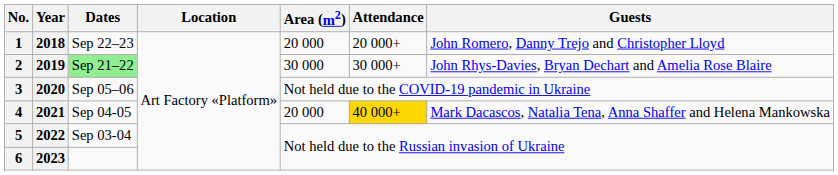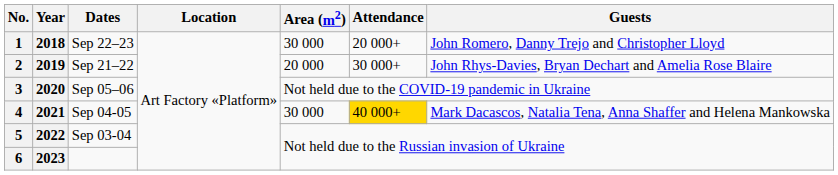(304, 43) 20 000 -> (304, 43) 30 000
(103, 66) lightgreen background -> (103, 66) no background
(304, 66) 30 000 -> (304, 66) 20 000
(304, 112) 20 000 -> (304, 112) 30 000
